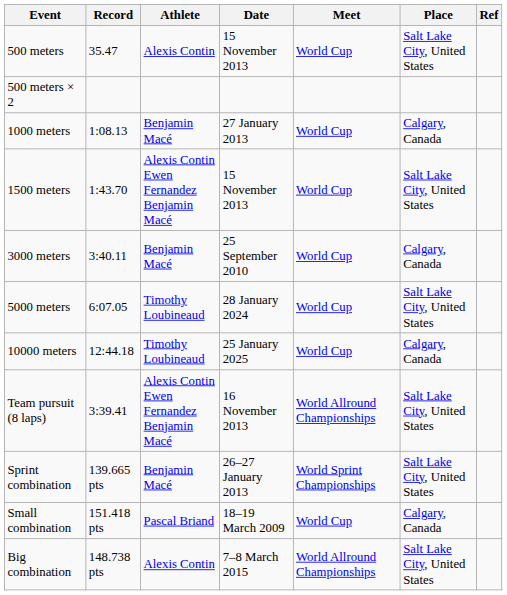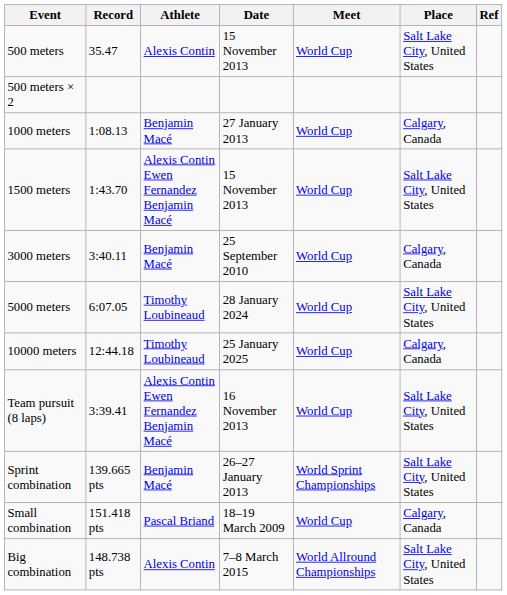(336, 410) World Allround Championships -> (324, 410) World Cup
